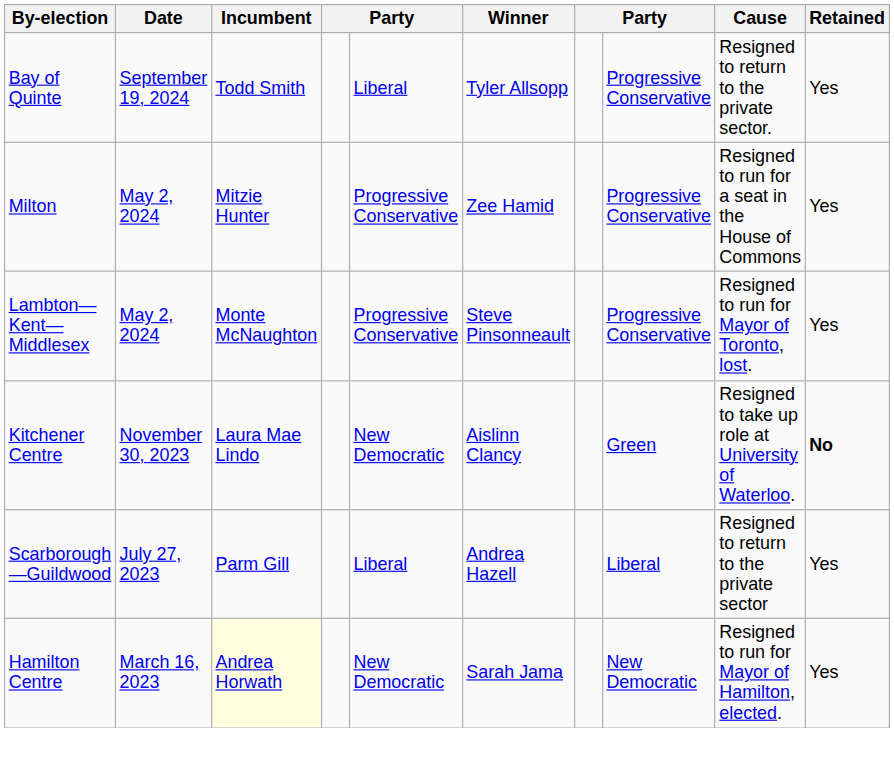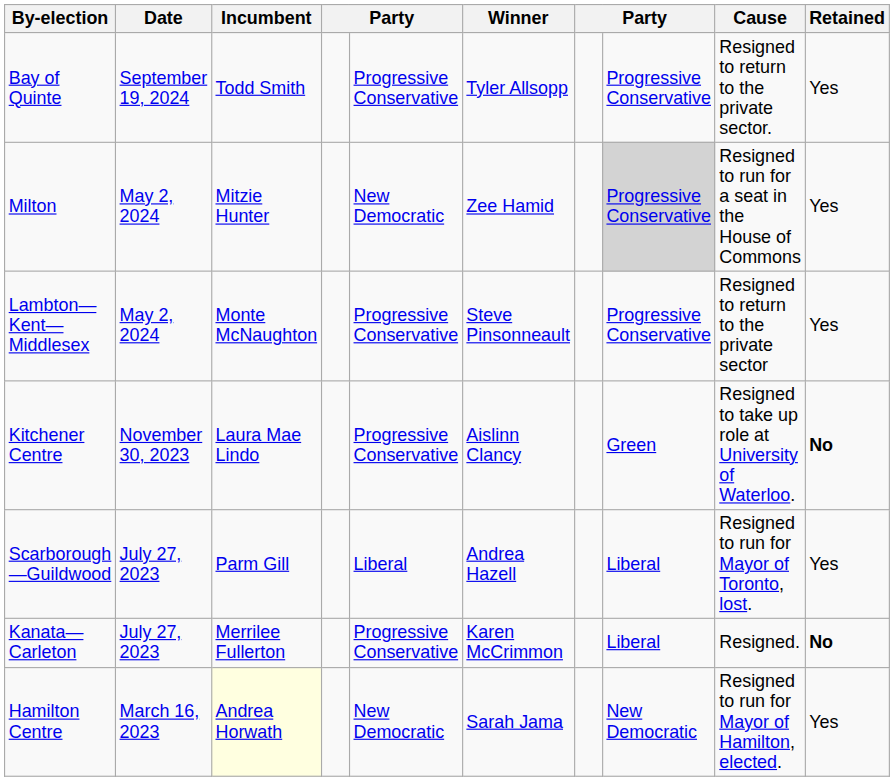(380, 87) Liberal -> (406, 87) Progressive Conservative
(406, 206) Progressive Conservative -> (399, 206) New Democratic
(659, 206) no background -> (659, 206) lightgrey background
(757, 325) Resigned to run for Mayor of Toronto, lost. -> (757, 325) Resigned to return to the private sector
(399, 444) New Democratic -> (406, 444) Progressive Conservative
(757, 564) Resigned to return to the private sector -> (757, 564) Resigned to run for Mayor of Toronto, lost.
+ row: (46, 642)
